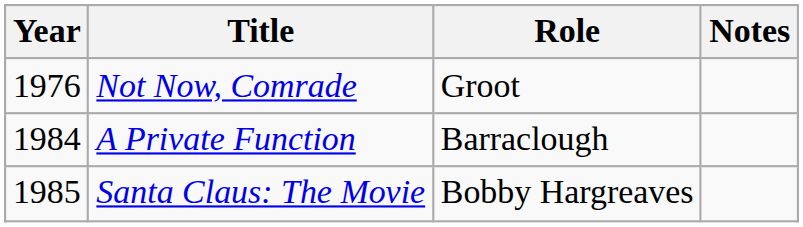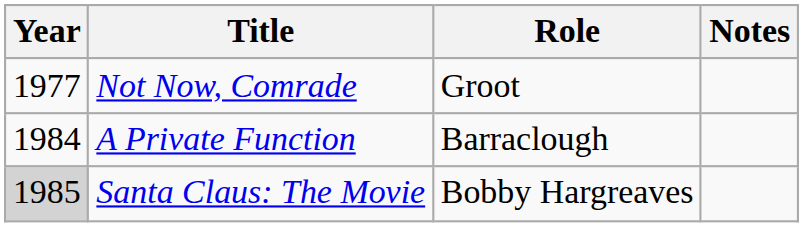(47, 85) 1976 -> (47, 85) 1977
(47, 192) no background -> (47, 192) lightgrey background
